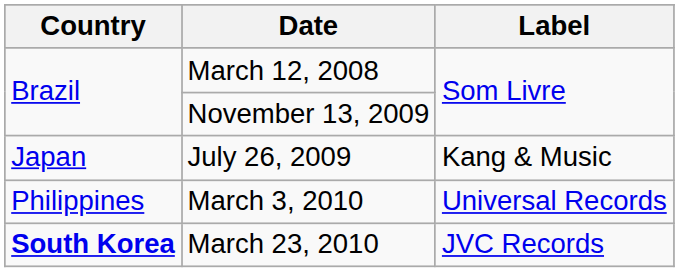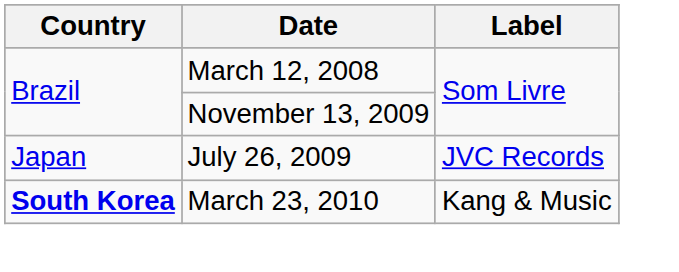(527, 157) Kang & Music -> (523, 157) JVC Records
- row: (275, 200)
(523, 244) JVC Records -> (527, 200) Kang & Music
